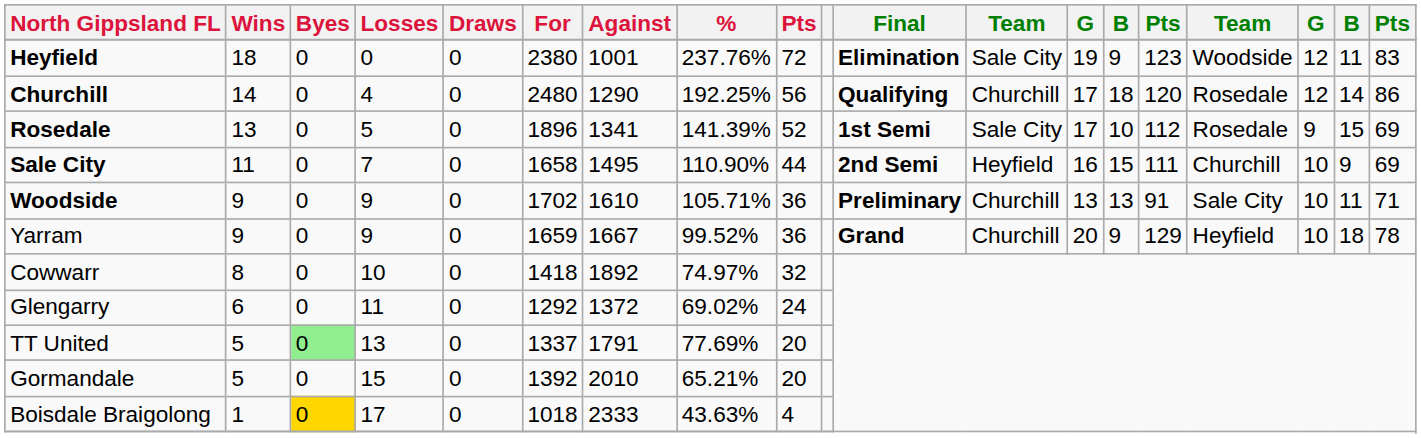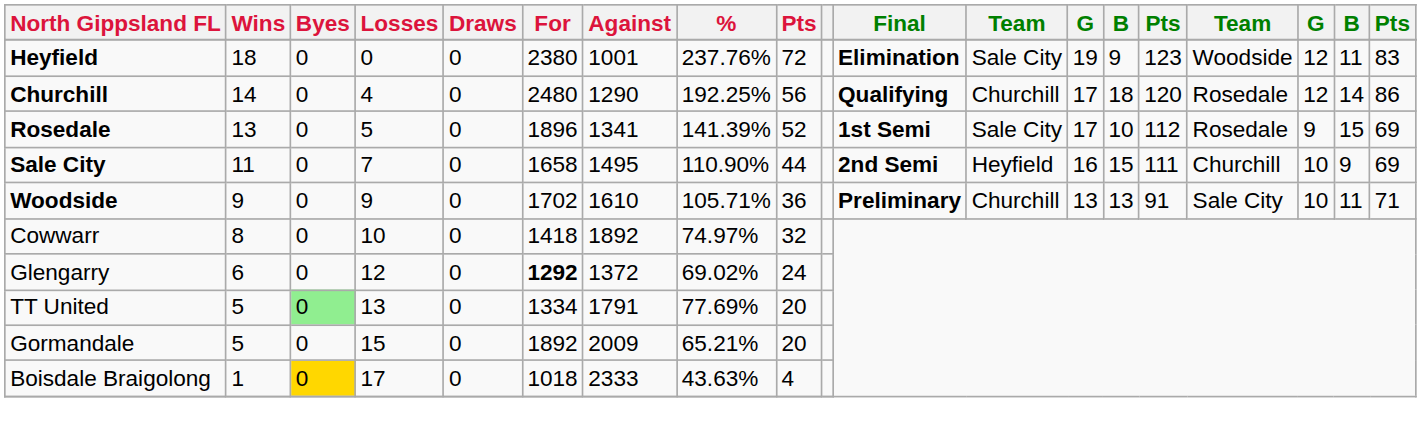- row: (46, 236)
(372, 307) 11 -> (373, 271) 12
(553, 307) normal -> (553, 271) bold
(553, 342) 1337 -> (553, 307) 1334
(553, 378) 1392 -> (553, 342) 1892
(613, 378) 2010 -> (613, 342) 2009
